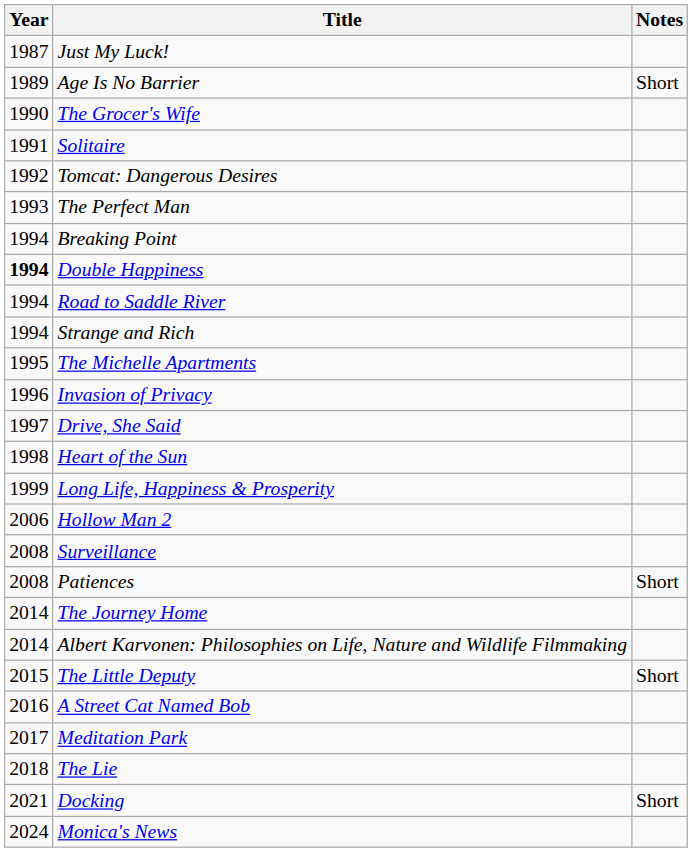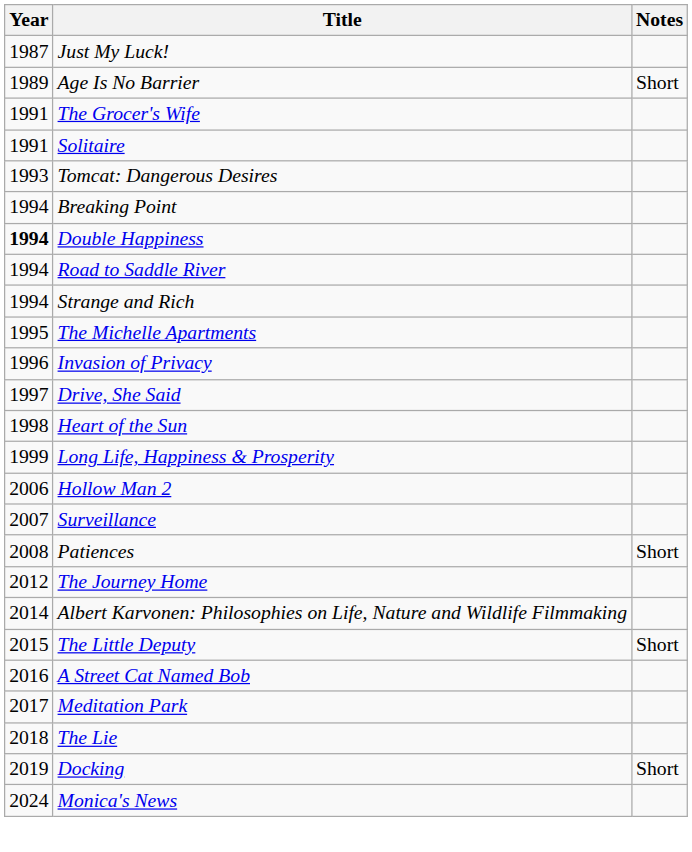(29, 113) 1990 -> (29, 113) 1991
(29, 176) 1992 -> (29, 176) 1993
- row: (124, 207)
(29, 550) 2008 -> (29, 519) 2007
(29, 613) 2014 -> (29, 581) 2012
(29, 800) 2021 -> (29, 769) 2019
